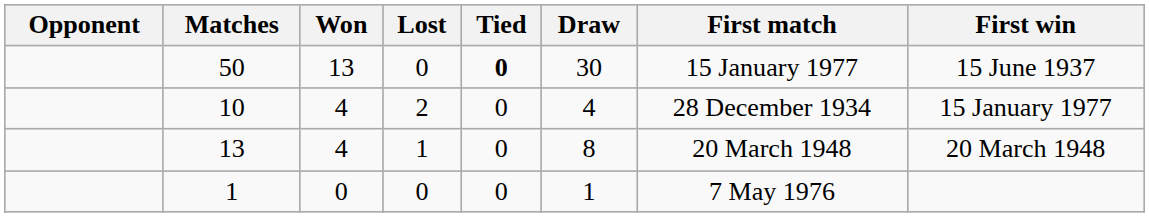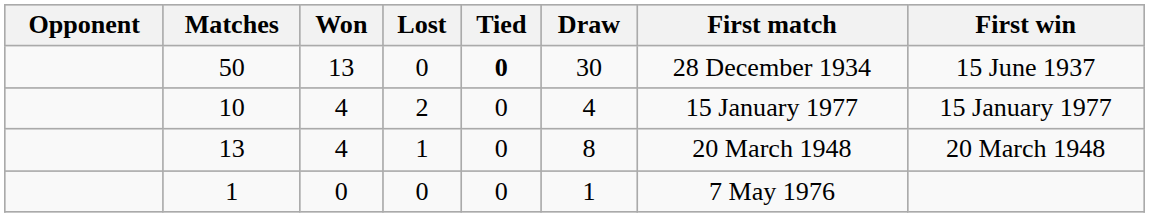(772, 66) 15 January 1977 -> (772, 66) 28 December 1934
(772, 107) 28 December 1934 -> (772, 107) 15 January 1977
